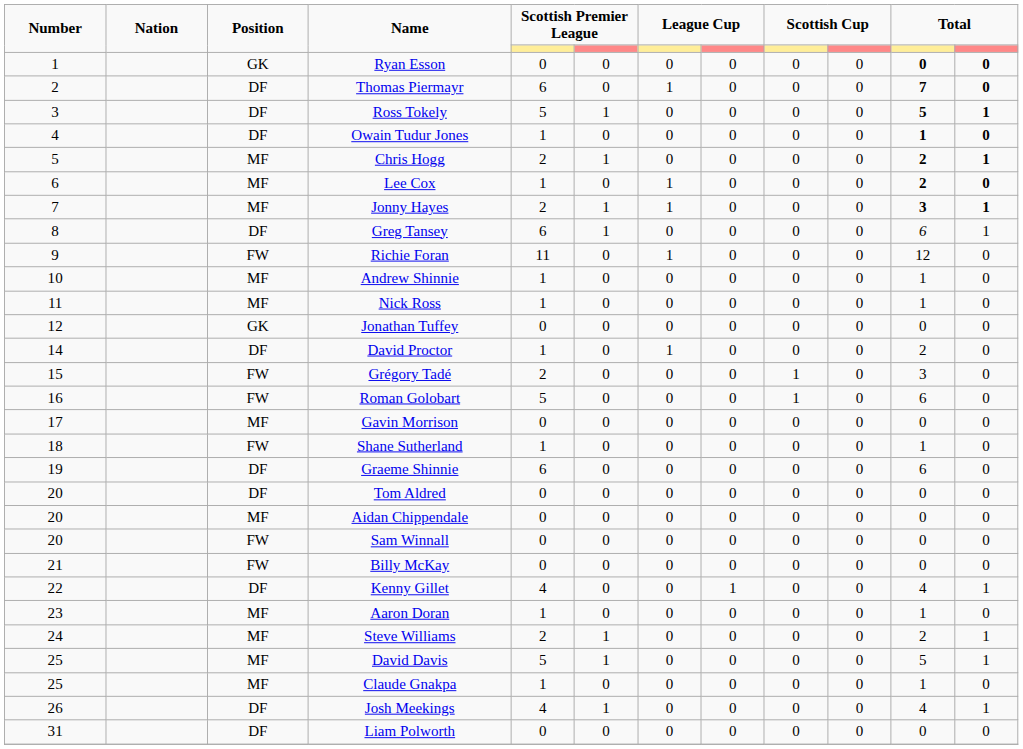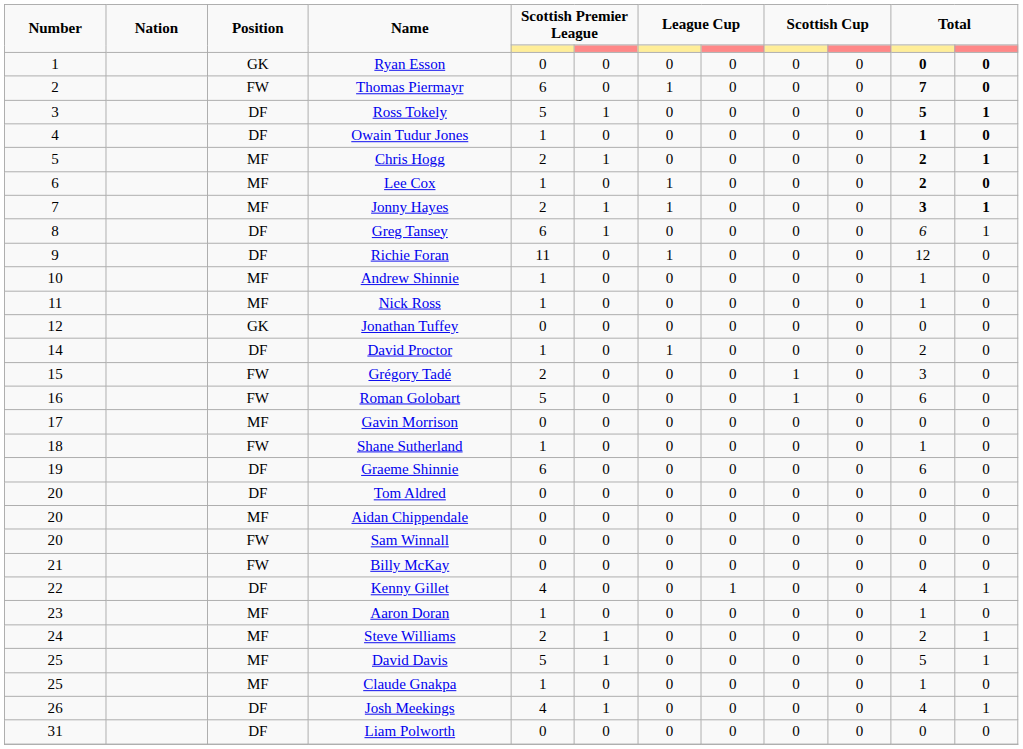(258, 87) DF -> (258, 87) FW
(258, 254) FW -> (258, 254) DF
